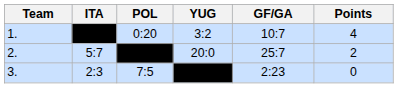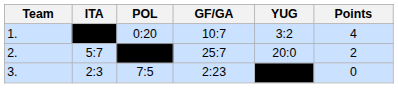columns swapped: (203, 14) <-> (273, 14)
